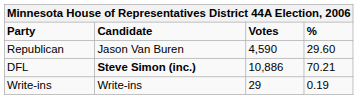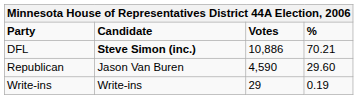rows swapped: (18, 67) <-> (35, 49)
